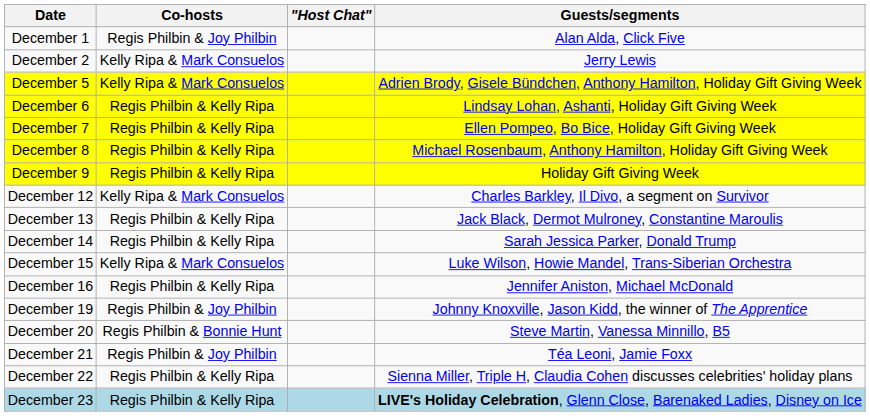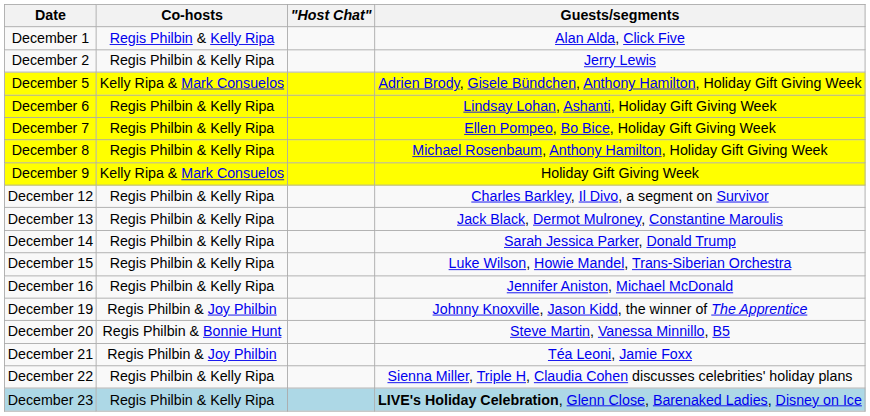(192, 38) Regis Philbin & Joy Philbin -> (192, 38) Regis Philbin & Kelly Ripa
(192, 60) Kelly Ripa & Mark Consuelos -> (192, 60) Regis Philbin & Kelly Ripa
(192, 173) Regis Philbin & Kelly Ripa -> (192, 173) Kelly Ripa & Mark Consuelos
(192, 196) Kelly Ripa & Mark Consuelos -> (192, 196) Regis Philbin & Kelly Ripa
(192, 264) Kelly Ripa & Mark Consuelos -> (192, 264) Regis Philbin & Kelly Ripa
